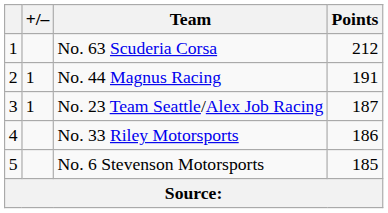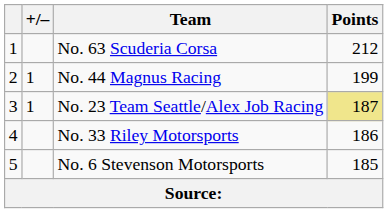(365, 77) 191 -> (365, 77) 199
(365, 106) no background -> (365, 106) khaki background
